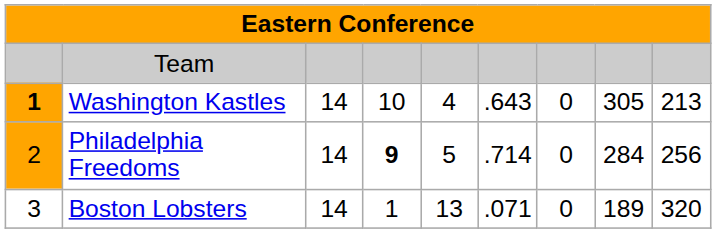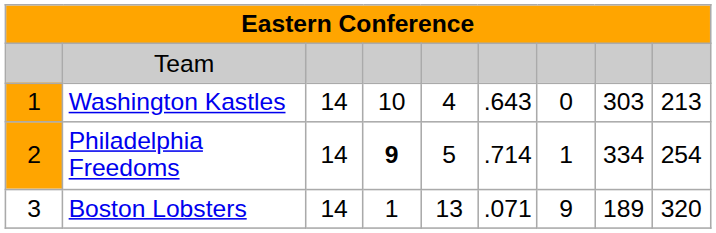(34, 102) bold -> (34, 102) normal
(624, 102) 305 -> (624, 102) 303
(566, 155) 0 -> (566, 155) 1
(624, 155) 284 -> (624, 155) 334
(681, 155) 256 -> (681, 155) 254
(566, 208) 0 -> (566, 208) 9
